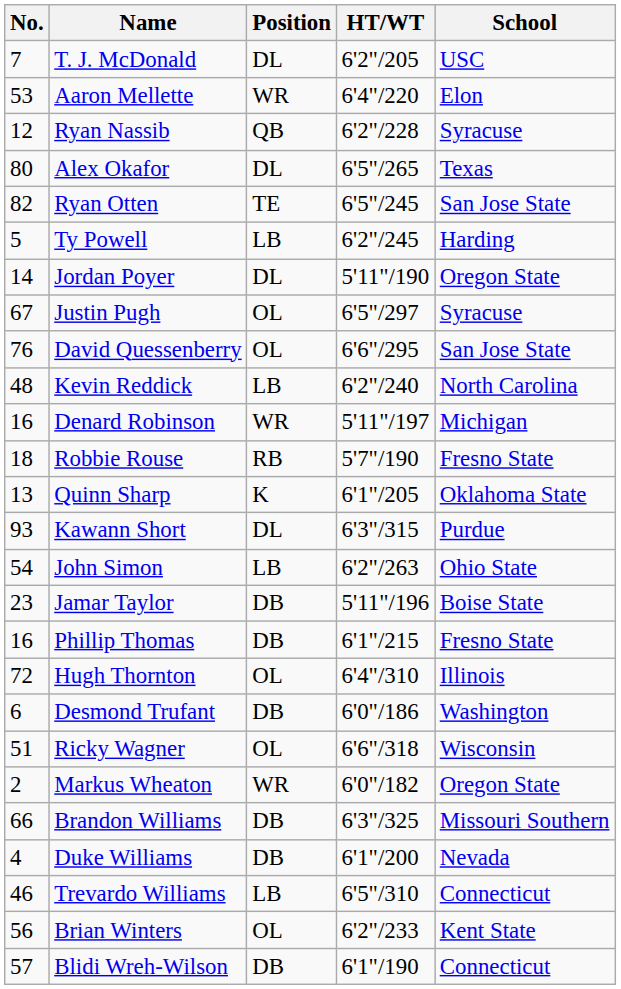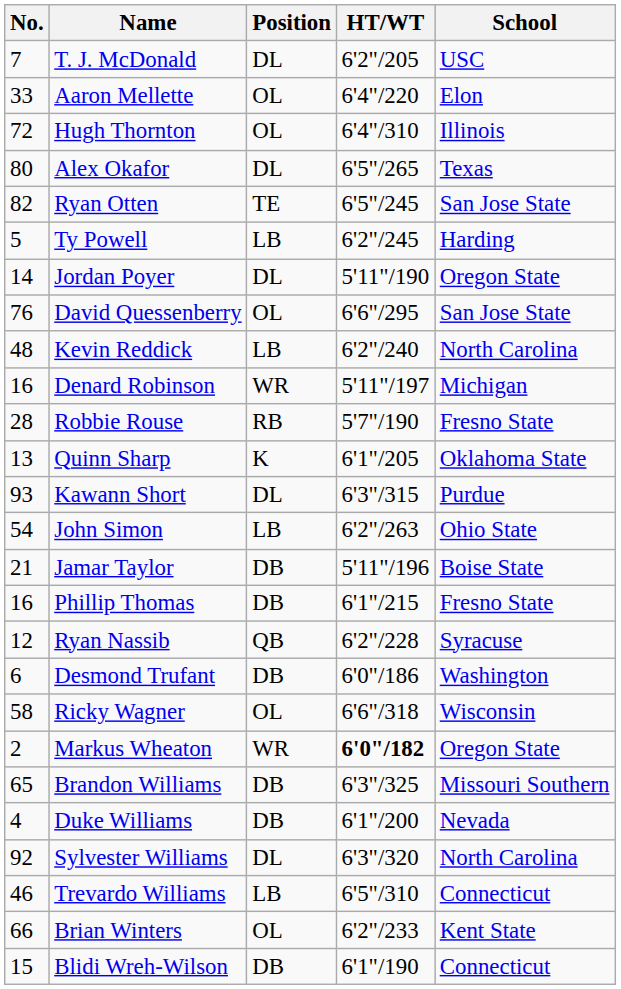(21, 95) 53 -> (21, 95) 33
(271, 95) WR -> (267, 95) OL
rows swapped: (112, 131) <-> (125, 675)
- row: (107, 312)
(21, 458) 18 -> (21, 421) 28
(21, 603) 23 -> (21, 566) 21
(21, 748) 51 -> (21, 712) 58
(380, 784) normal -> (383, 748) bold
(21, 820) 66 -> (21, 784) 65
+ row: (141, 857)
(21, 929) 56 -> (21, 929) 66
(21, 966) 57 -> (21, 966) 15
